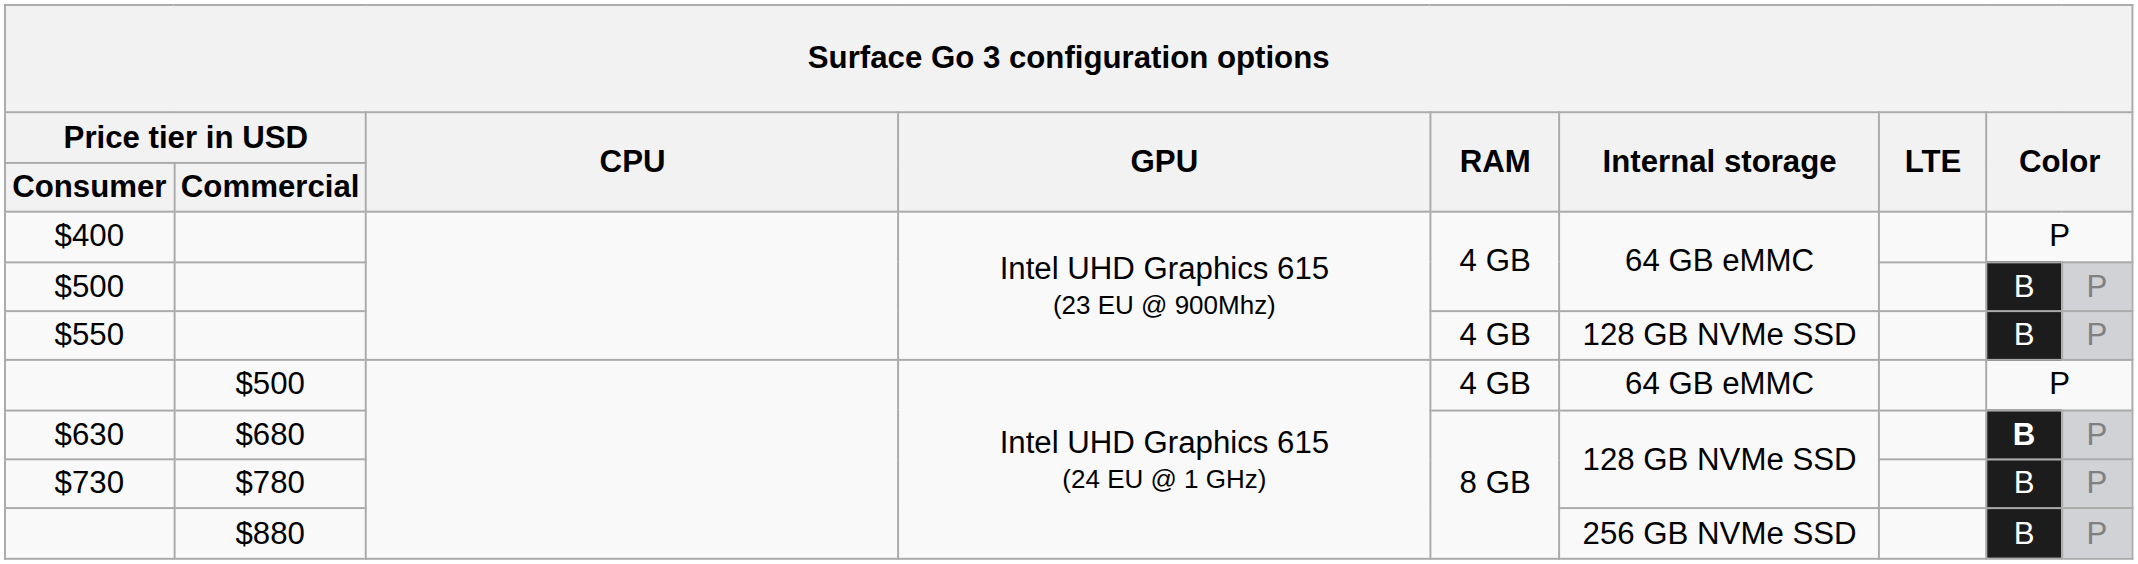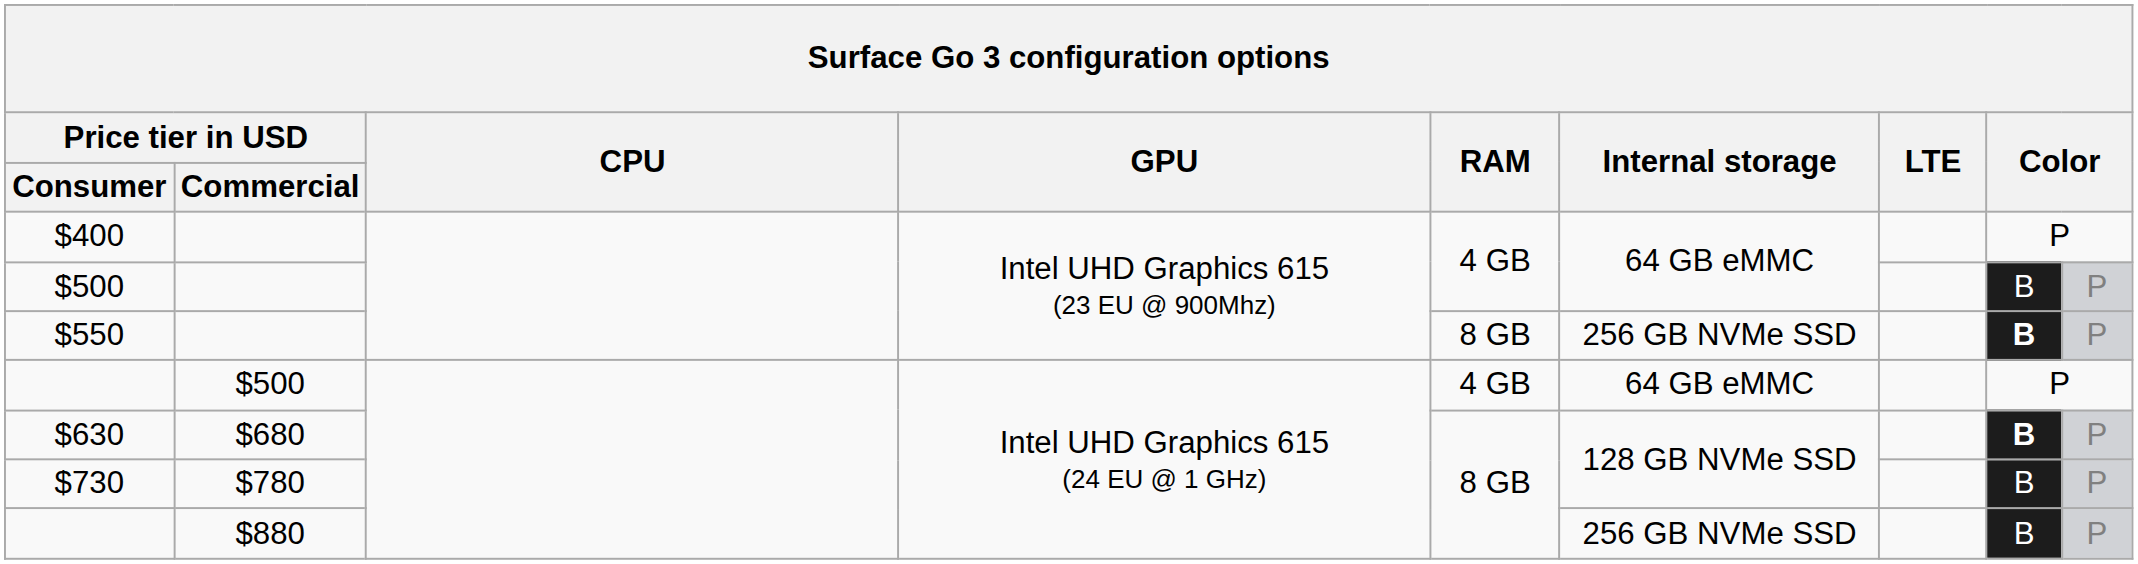(1495, 335) 4 GB -> (1495, 335) 8 GB
(1720, 335) 128 GB NVMe SSD -> (1720, 335) 256 GB NVMe SSD
(2024, 335) normal -> (2024, 335) bold
